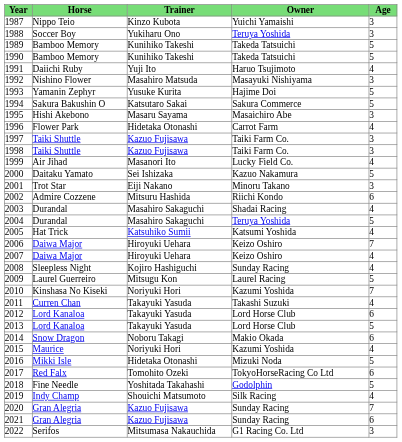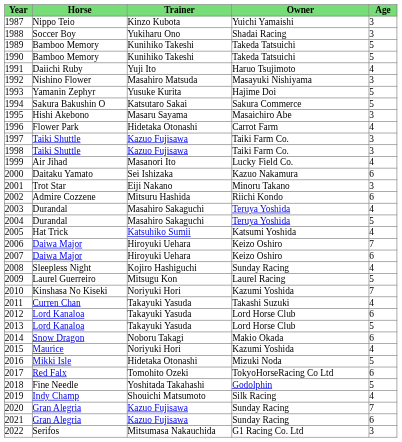(261, 33) Teruya Yoshida -> (259, 33) Shadai Racing
(372, 174) 5 -> (372, 174) 6
(259, 209) Shadai Racing -> (261, 209) Teruya Yoshida
(372, 256) 4 -> (372, 256) 6
